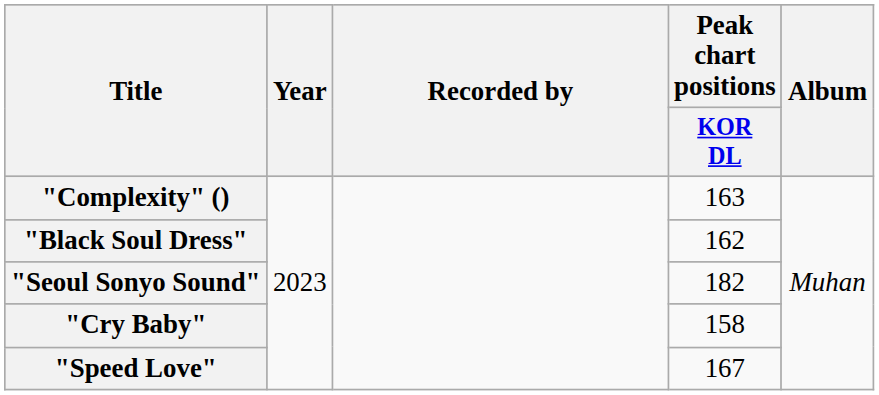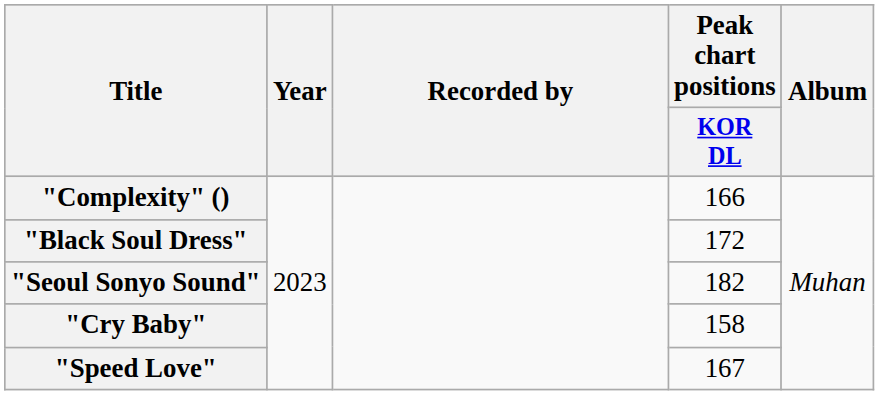(725, 197) 163 -> (725, 197) 166
(725, 240) 162 -> (725, 240) 172
